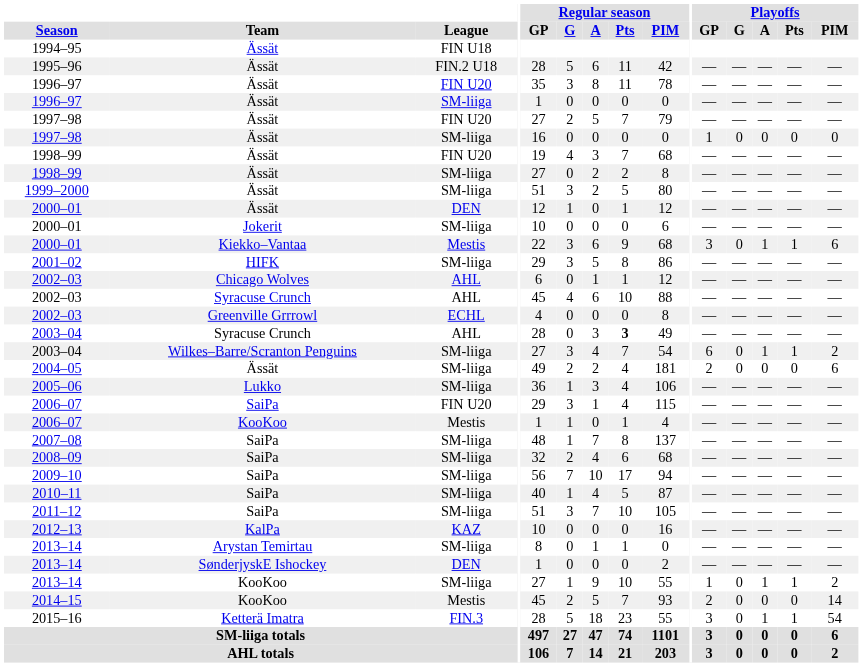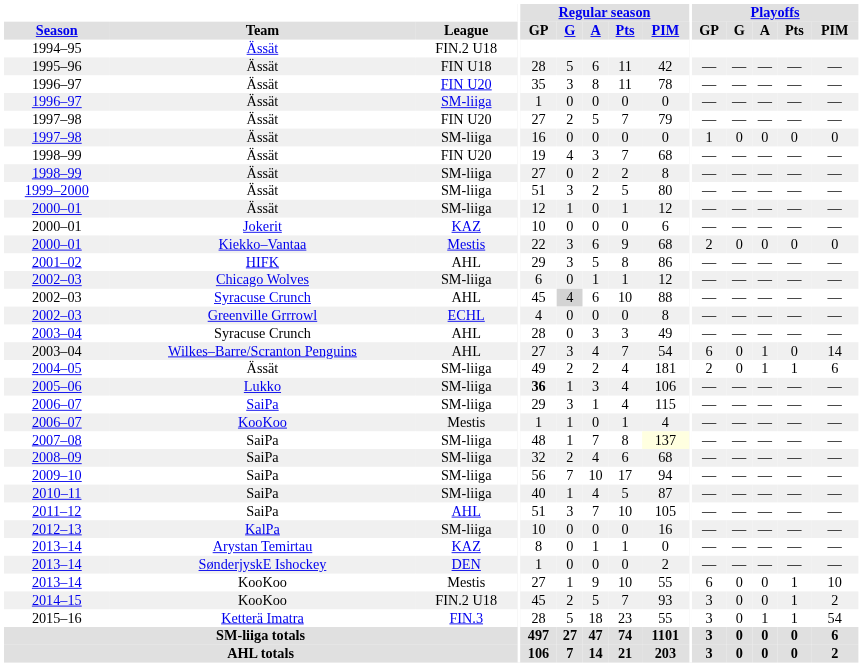(466, 48) FIN U18 -> (466, 48) FIN.2 U18
(466, 66) FIN.2 U18 -> (466, 66) FIN U18
(466, 208) DEN -> (466, 208) SM-liiga
(466, 226) SM-liiga -> (466, 226) KAZ
(709, 244) 3 -> (709, 244) 2
(765, 244) 1 -> (765, 244) 0
(794, 244) 1 -> (794, 244) 0
(835, 244) 6 -> (835, 244) 0
(466, 262) SM-liiga -> (466, 262) AHL
(466, 279) AHL -> (466, 279) SM-liiga
(570, 297) no background -> (570, 297) lightgrey background
(625, 333) bold -> (625, 333) normal
(466, 351) SM-liiga -> (466, 351) AHL
(794, 351) 1 -> (794, 351) 0
(835, 351) 2 -> (835, 351) 14
(765, 368) 0 -> (765, 368) 1
(794, 368) 0 -> (794, 368) 1
(539, 386) normal -> (539, 386) bold
(466, 404) FIN U20 -> (466, 404) SM-liiga
(665, 440) no background -> (665, 440) lightyellow background
(466, 511) SM-liiga -> (466, 511) AHL
(466, 529) KAZ -> (466, 529) SM-liiga
(466, 546) SM-liiga -> (466, 546) KAZ
(466, 582) SM-liiga -> (466, 582) Mestis
(709, 582) 1 -> (709, 582) 6
(765, 582) 1 -> (765, 582) 0
(835, 582) 2 -> (835, 582) 10
(466, 600) Mestis -> (466, 600) FIN.2 U18
(709, 600) 2 -> (709, 600) 3
(794, 600) 0 -> (794, 600) 1
(835, 600) 14 -> (835, 600) 2
